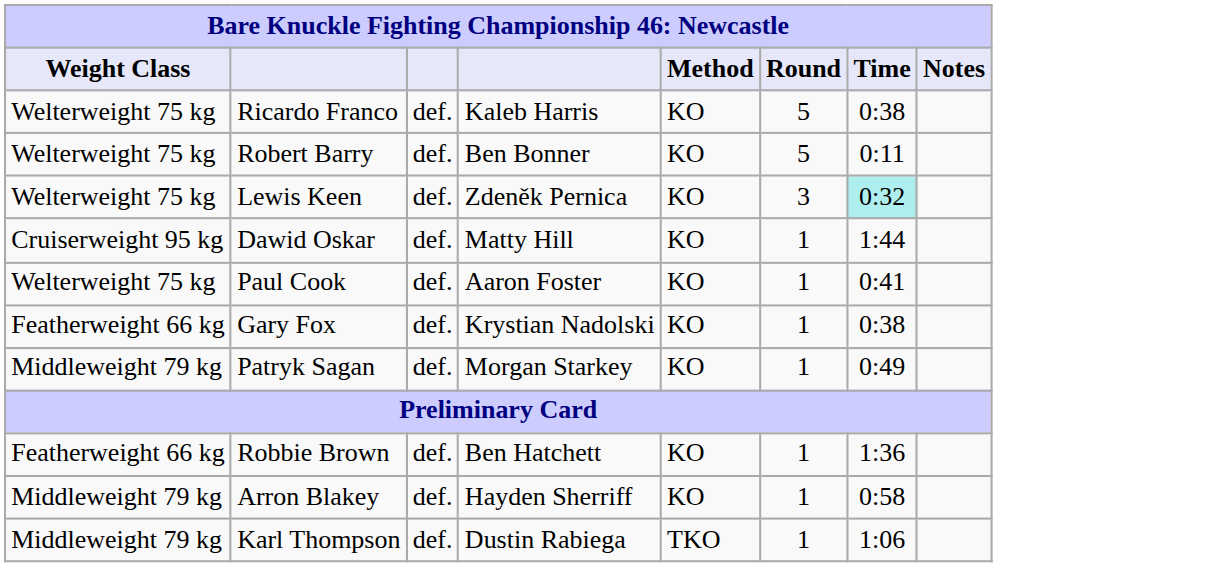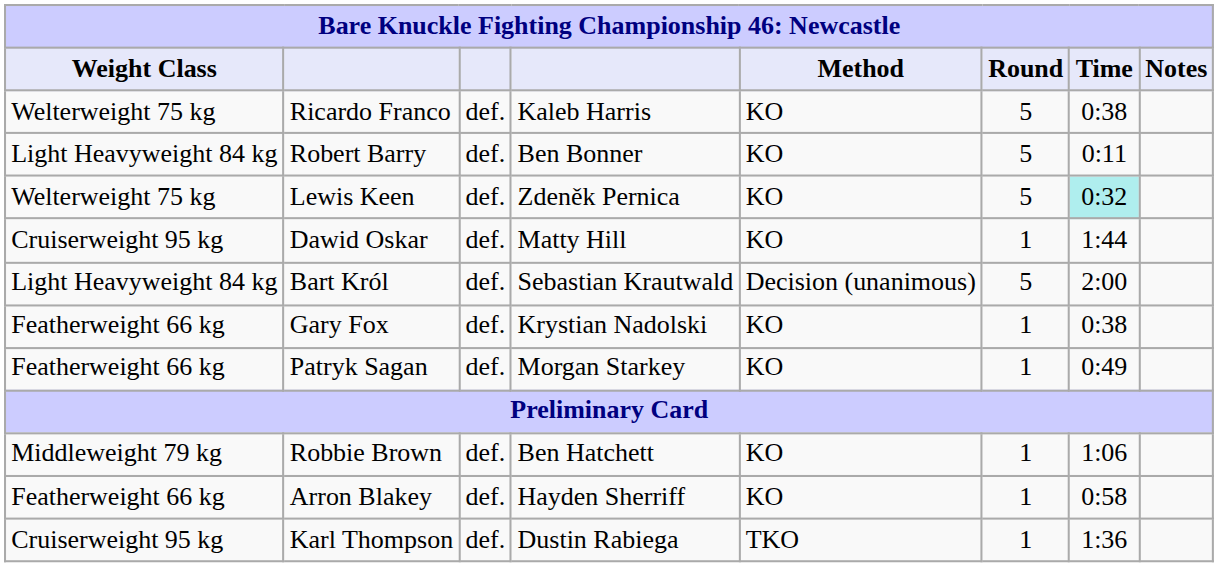(113, 154) Welterweight 75 kg -> (144, 154) Light Heavyweight 84 kg
(804, 196) 3 -> (1026, 196) 5
- row: (292, 282)
+ row: (339, 282)
(117, 368) Middleweight 79 kg -> (118, 368) Featherweight 66 kg
(118, 453) Featherweight 66 kg -> (117, 453) Middleweight 79 kg
(882, 453) 1:36 -> (1104, 453) 1:06
(117, 496) Middleweight 79 kg -> (118, 496) Featherweight 66 kg
(117, 539) Middleweight 79 kg -> (117, 539) Cruiserweight 95 kg
(882, 539) 1:06 -> (1104, 539) 1:36
